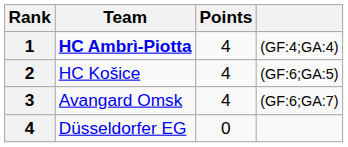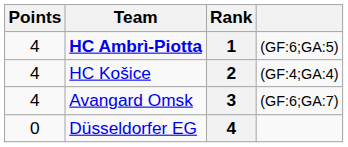columns swapped: (30, 18) <-> (226, 18)
(299, 46) (GF:4;GA:4) -> (299, 46) (GF:6;GA:5)
(299, 74) (GF:6;GA:5) -> (299, 74) (GF:4;GA:4)
